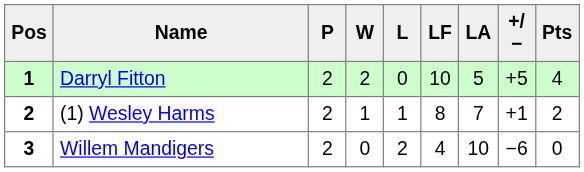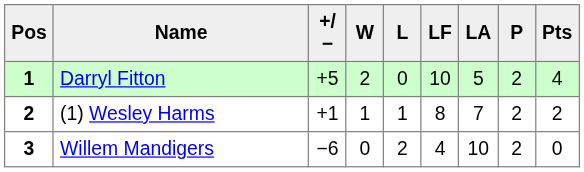columns swapped: (327, 32) <-> (517, 32)
